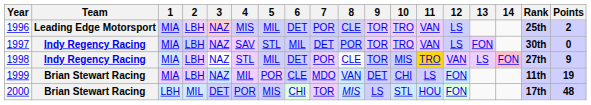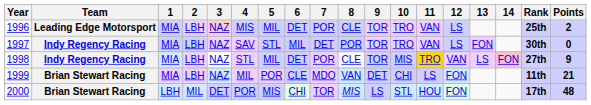(569, 75) 19 -> (569, 75) 21
